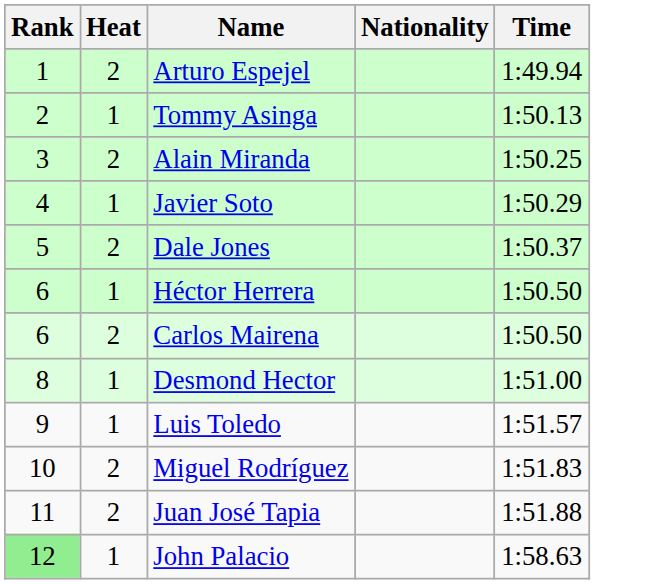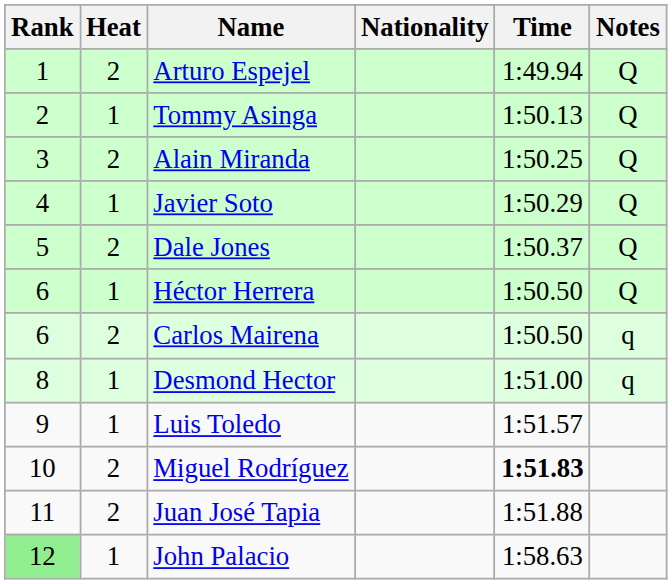+ column: (628, 26)
(542, 467) normal -> (542, 467) bold
